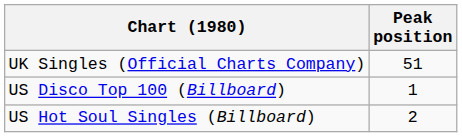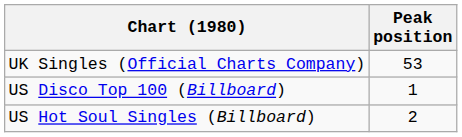(413, 64) 51 -> (413, 64) 53
